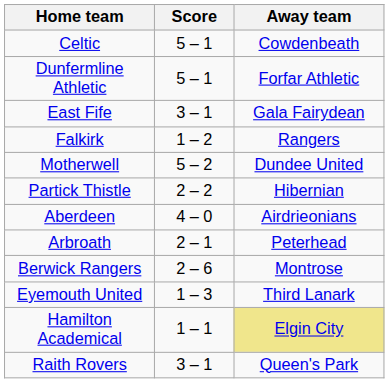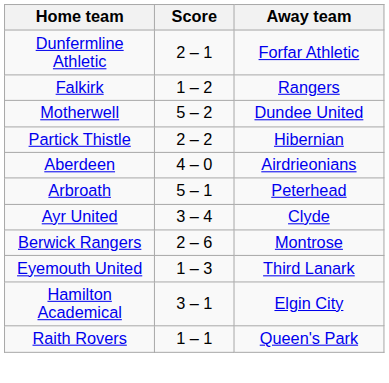- row: (80, 43)
(194, 78) 5 – 1 -> (194, 52) 2 – 1
- row: (80, 113)
(194, 242) 2 – 1 -> (194, 191) 5 – 1
+ row: (80, 216)
(194, 329) 1 – 1 -> (194, 303) 3 – 1
(309, 329) khaki background -> (309, 303) no background
(194, 364) 3 – 1 -> (194, 338) 1 – 1
